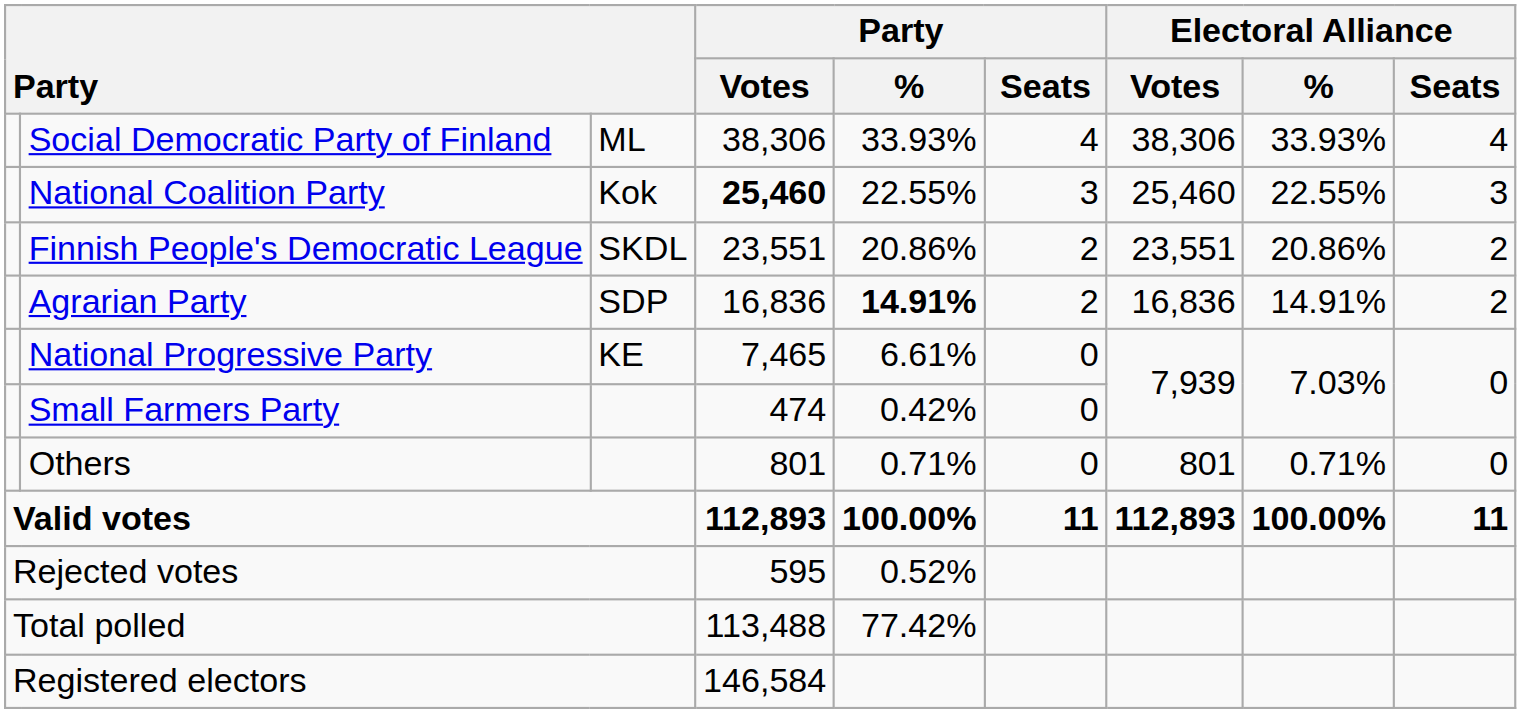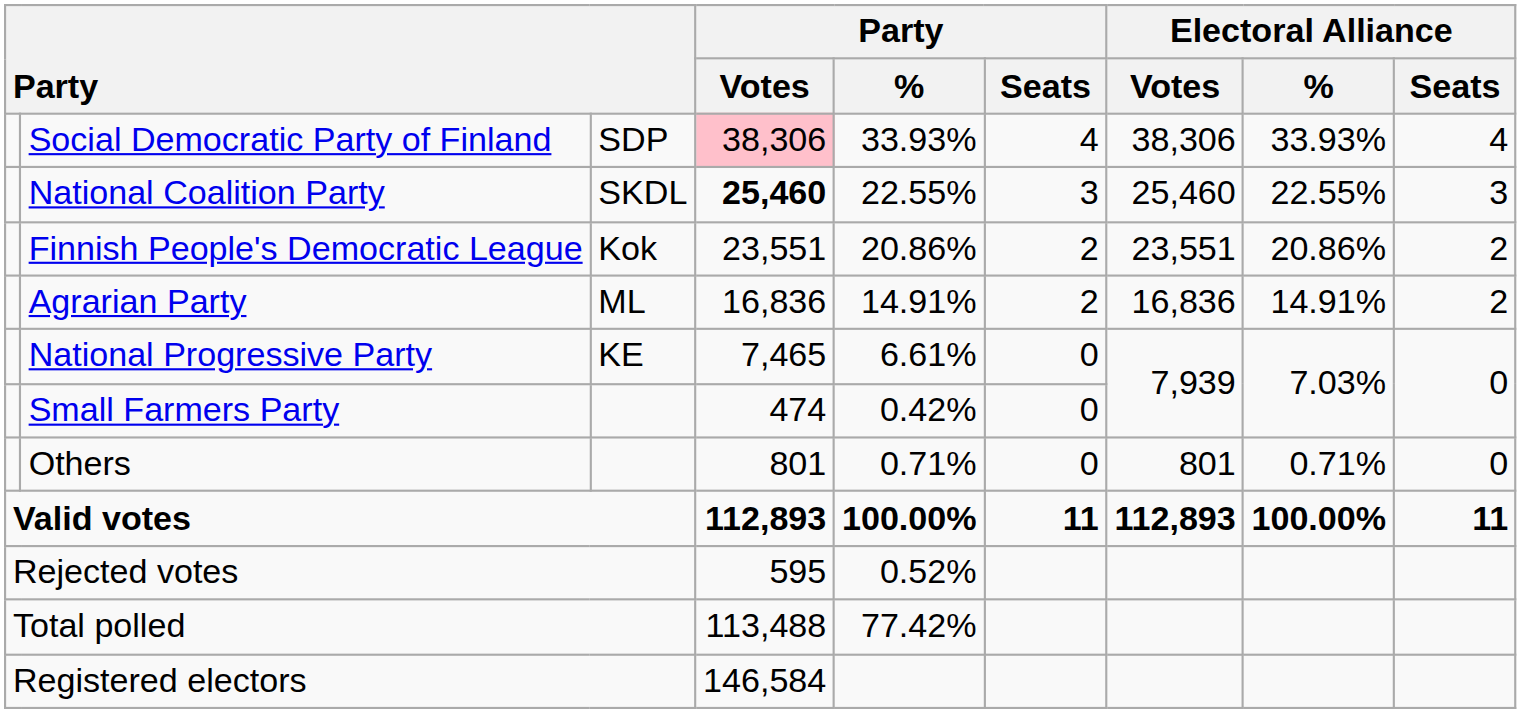(622, 139) ML -> (633, 139) SDP
(774, 139) no background -> (774, 139) pink background
(628, 193) Kok -> (643, 193) SKDL
(643, 247) SKDL -> (628, 247) Kok
(633, 301) SDP -> (622, 301) ML
(919, 301) bold -> (919, 301) normal
